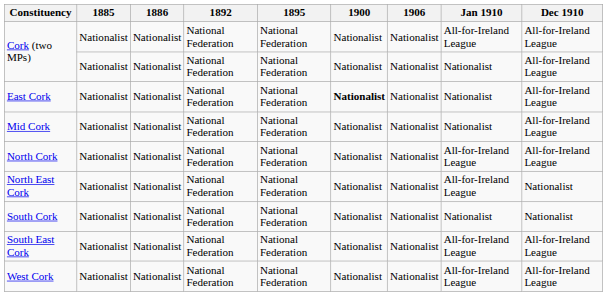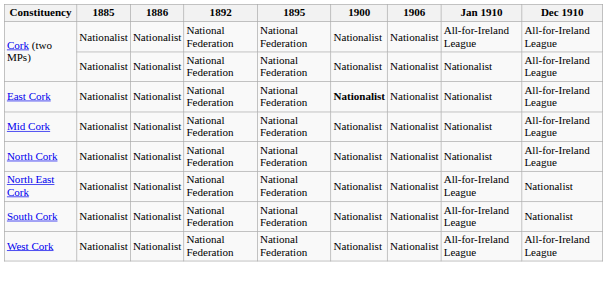(476, 156) All-for-Ireland League -> (468, 156) Nationalist
(468, 216) Nationalist -> (476, 216) All-for-Ireland League
- row: (31, 246)
